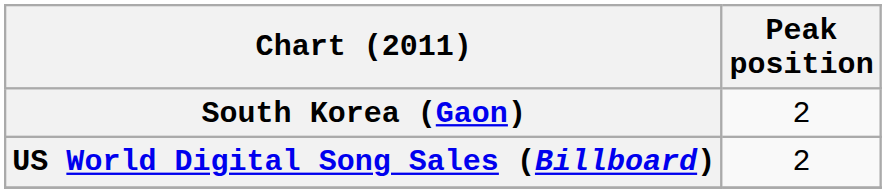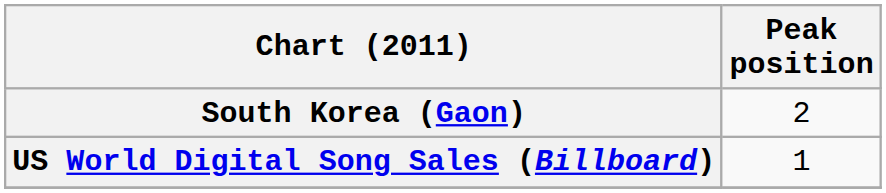(802, 162) 2 -> (802, 162) 1
